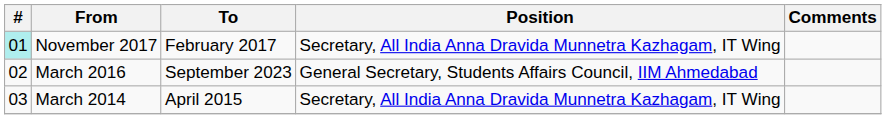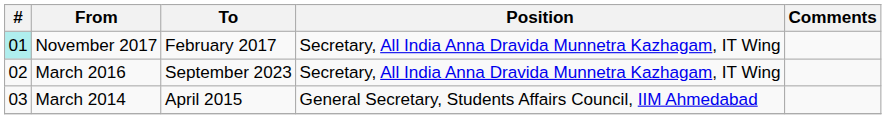(529, 72) General Secretary, Students Affairs Council, IIM Ahmedabad -> (540, 72) Secretary, All India Anna Dravida Munnetra Kazhagam, IT Wing
(540, 99) Secretary, All India Anna Dravida Munnetra Kazhagam, IT Wing -> (529, 99) General Secretary, Students Affairs Council, IIM Ahmedabad
